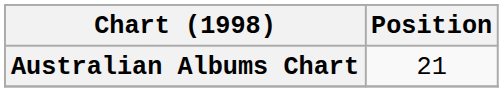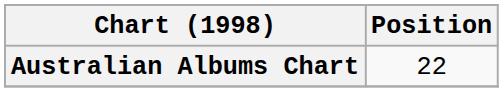(432, 67) 21 -> (432, 67) 22
